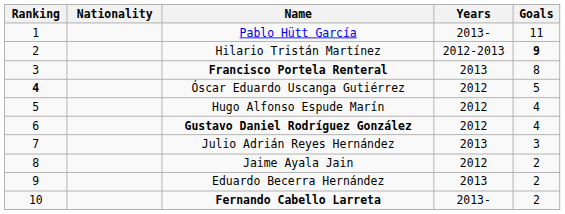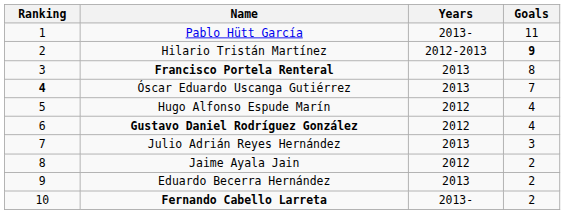- column: (115, 14)
(474, 88) 2012 -> (456, 88) 2013
(536, 88) 5 -> (532, 88) 7
